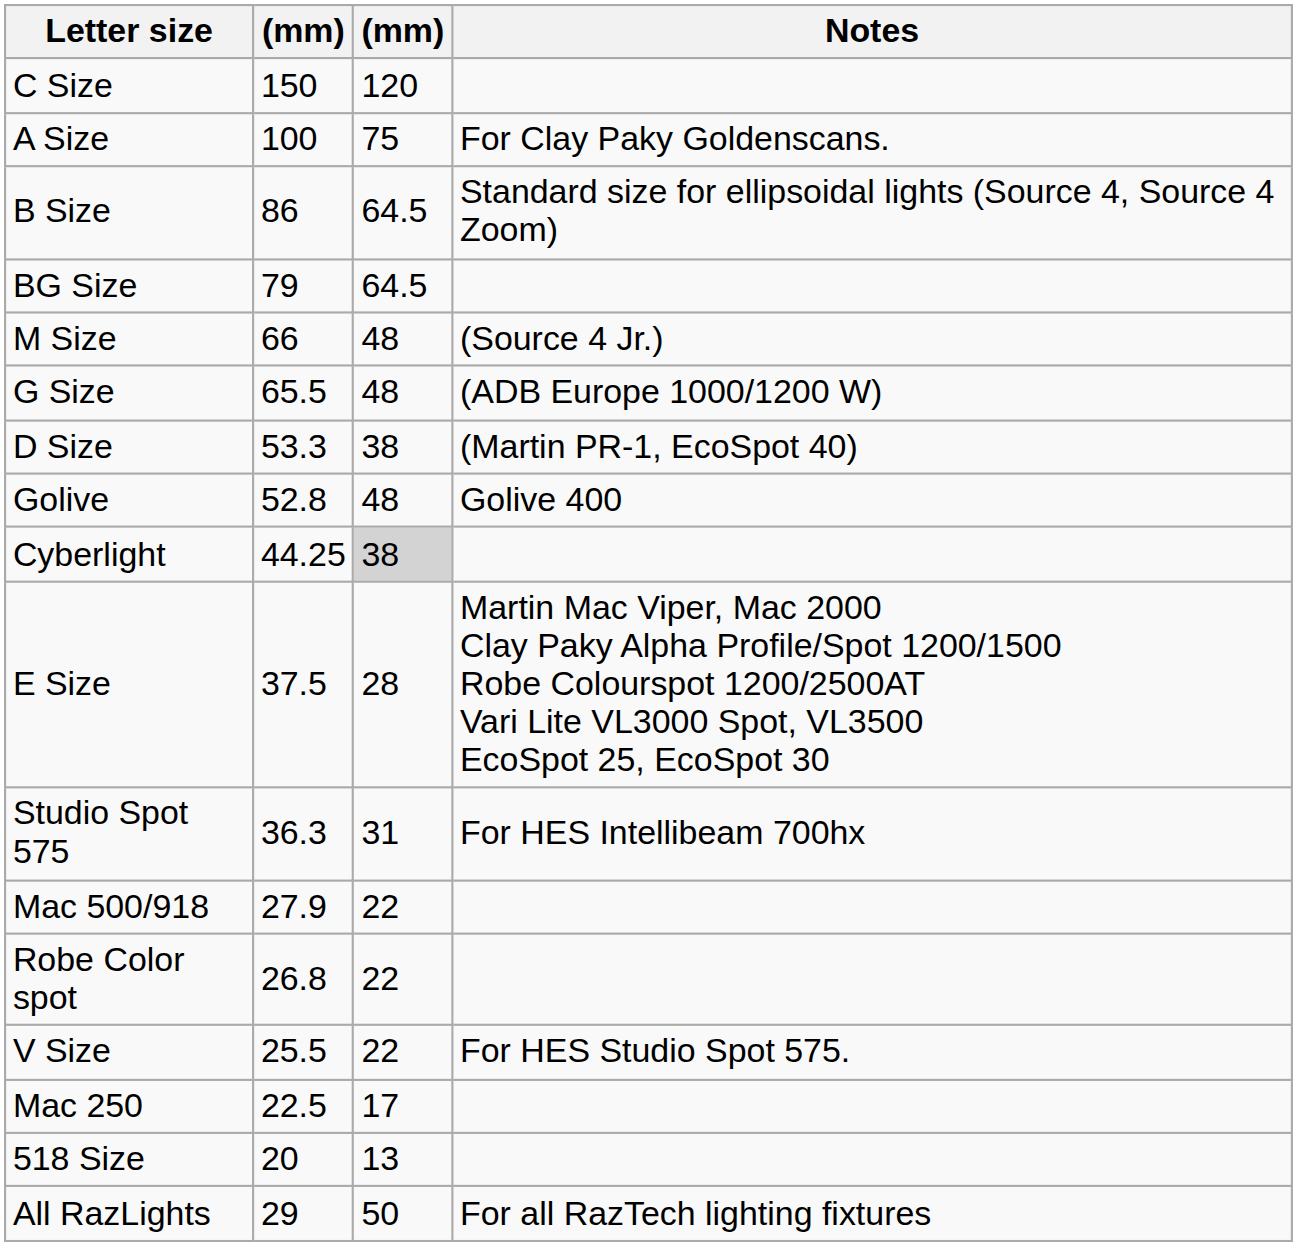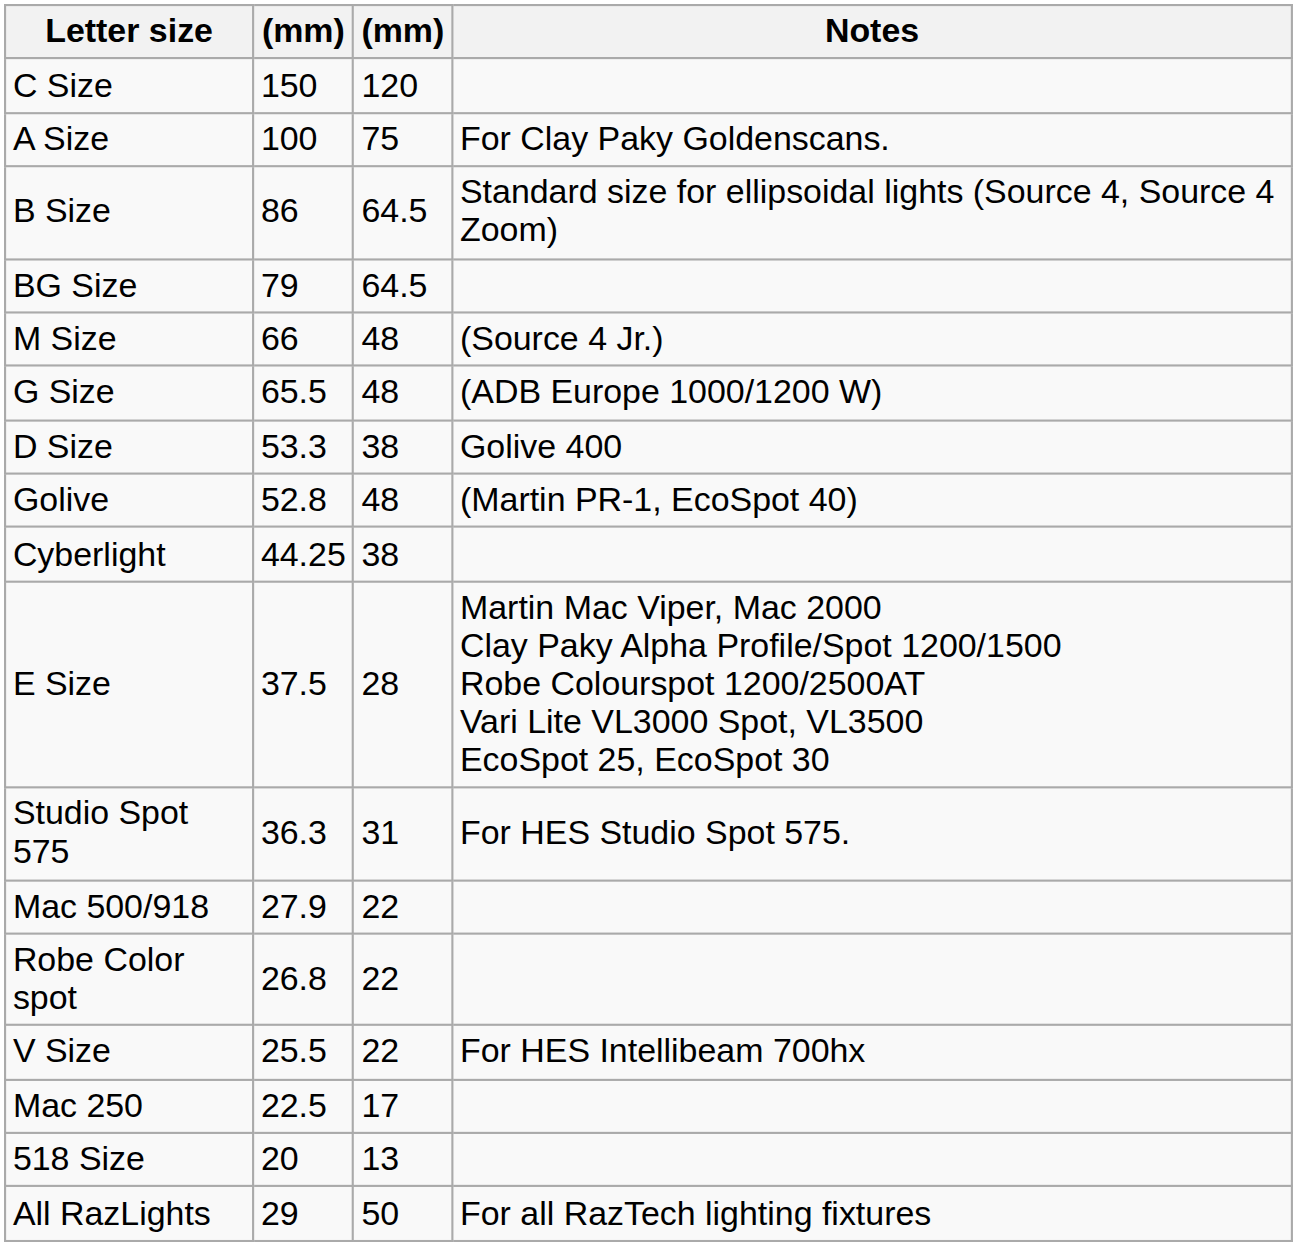(659, 446) (Martin PR-1, EcoSpot 40) -> (541, 446) Golive 400
(541, 499) Golive 400 -> (659, 499) (Martin PR-1, EcoSpot 40)
(380, 553) lightgrey background -> (380, 553) no background
(663, 833) For HES Intellibeam 700hx -> (655, 833) For HES Studio Spot 575.
(655, 1051) For HES Studio Spot 575. -> (663, 1051) For HES Intellibeam 700hx
